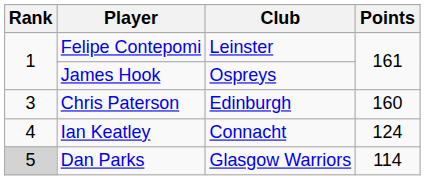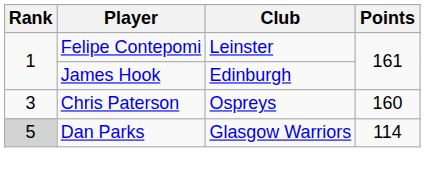(243, 75) Ospreys -> (250, 75) Edinburgh
(250, 103) Edinburgh -> (243, 103) Ospreys
- row: (106, 132)
